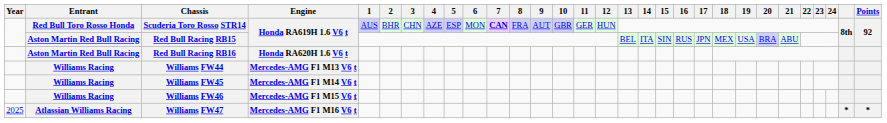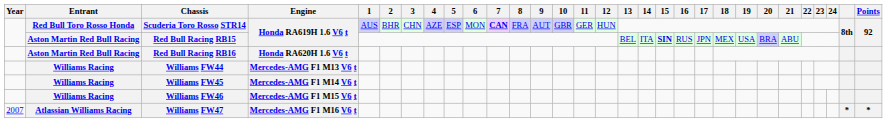(664, 39) normal -> (665, 39) bold
(15, 110) 2025 -> (15, 110) 2007
